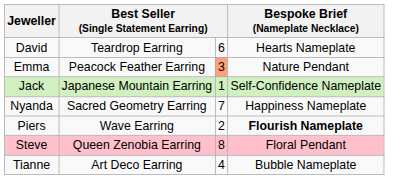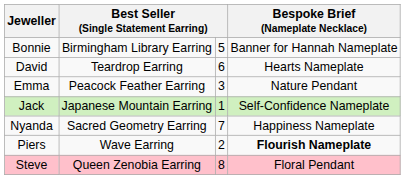+ row: (32, 47)
(221, 67) lightsalmon background -> (221, 86) no background
- row: (32, 164)
